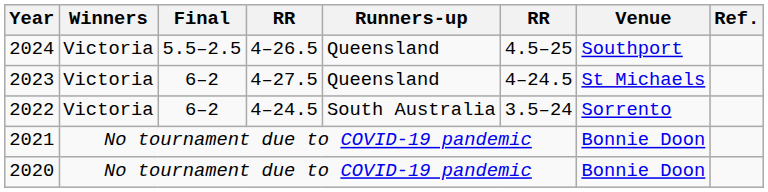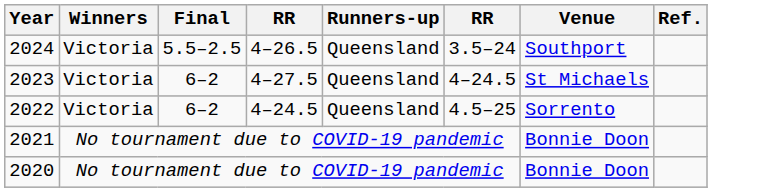(539, 51) 4.5–25 -> (482, 51) 3.5–24
(411, 111) South Australia -> (383, 111) Queensland
(539, 111) 3.5–24 -> (482, 111) 4.5–25
